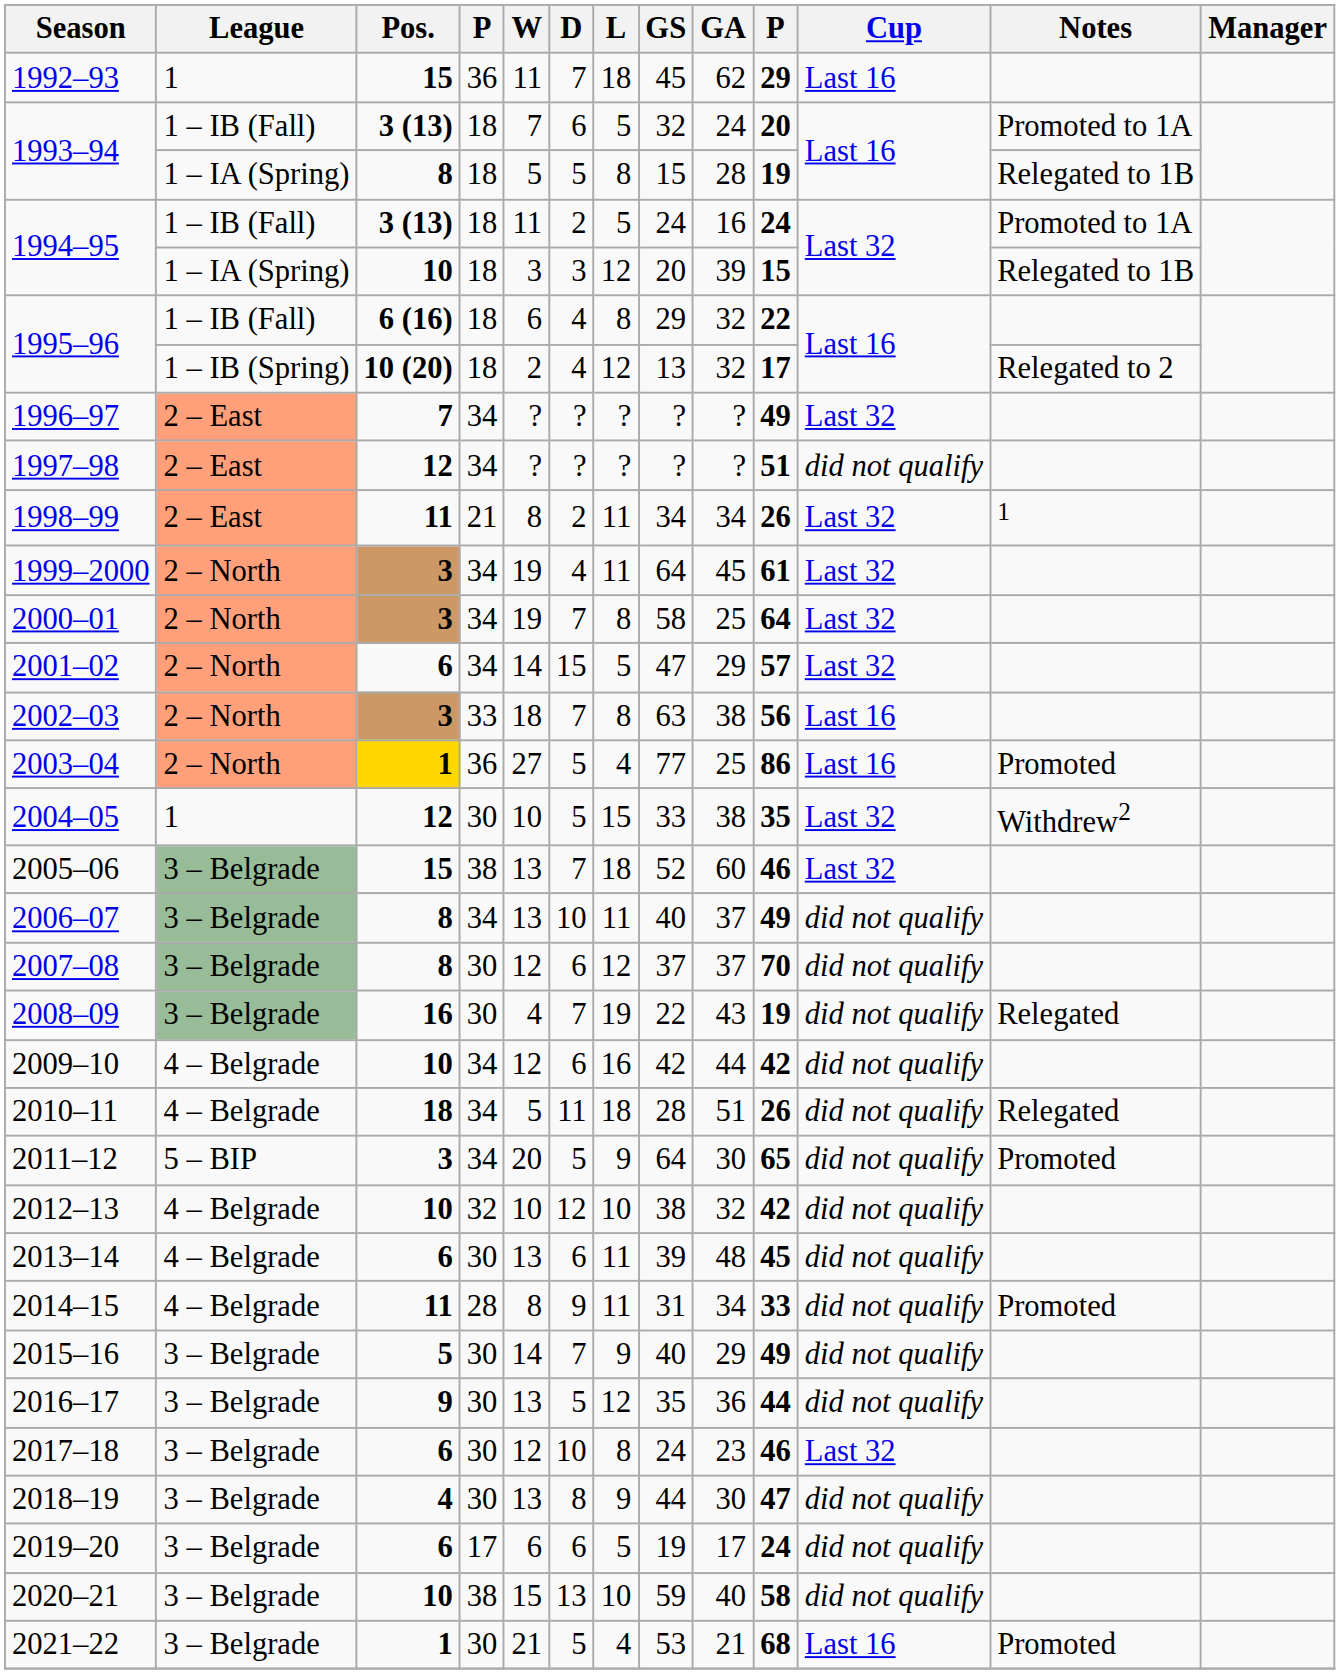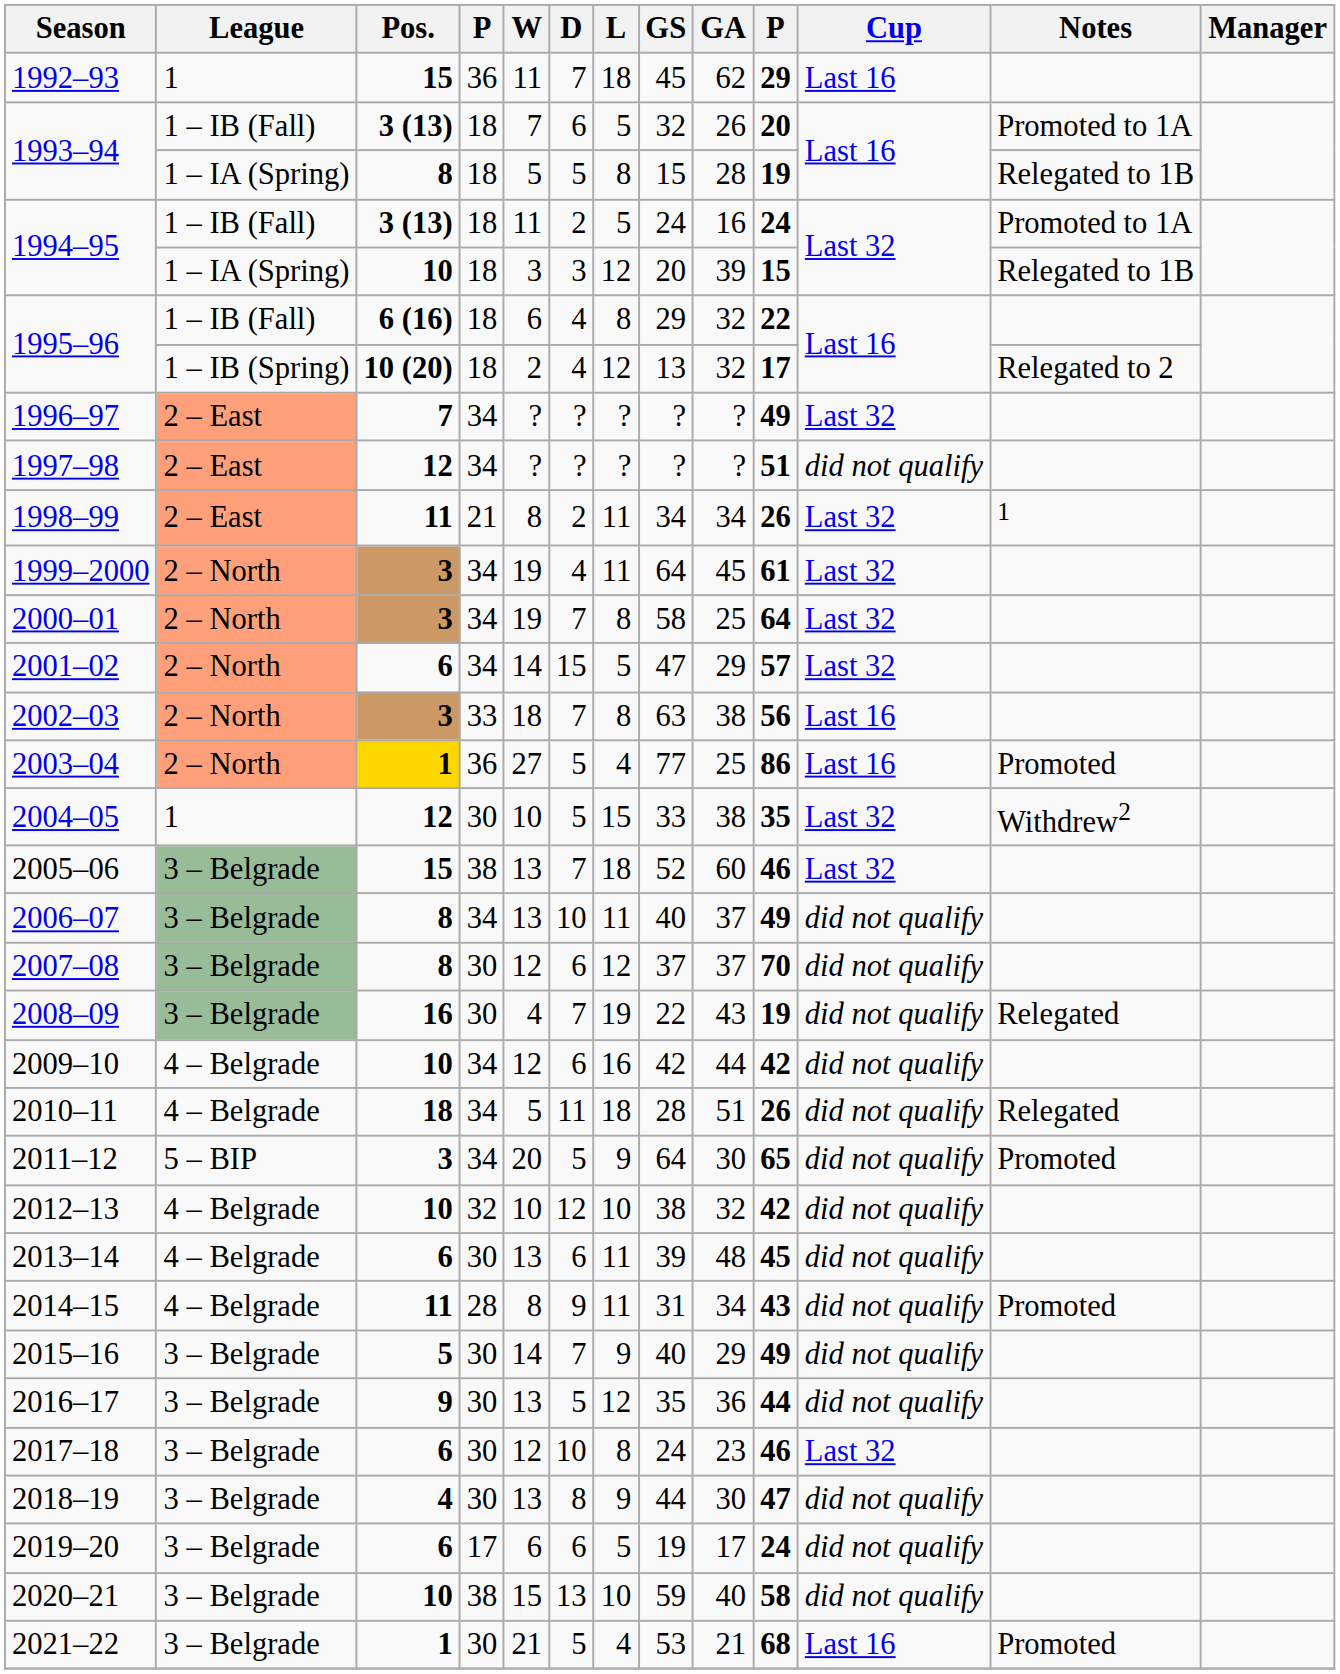(731, 125) 24 -> (731, 125) 26
(775, 1305) 33 -> (775, 1305) 43
